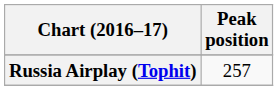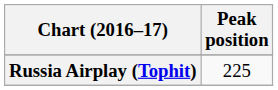(237, 70) 257 -> (237, 70) 225
